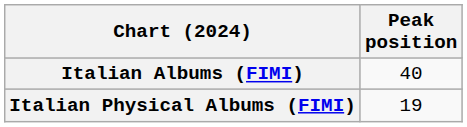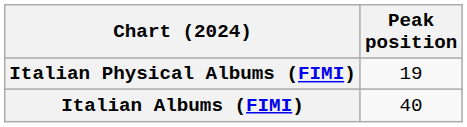rows swapped: (183, 74) <-> (183, 105)
